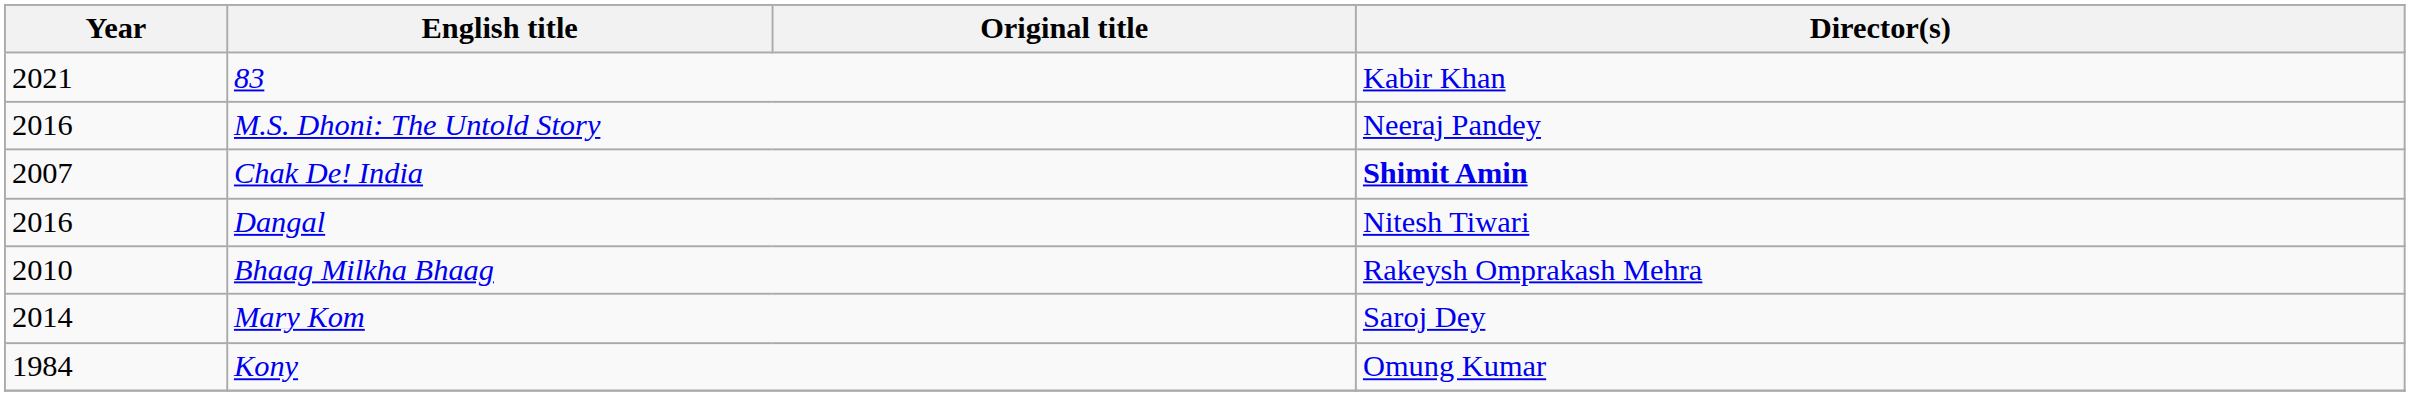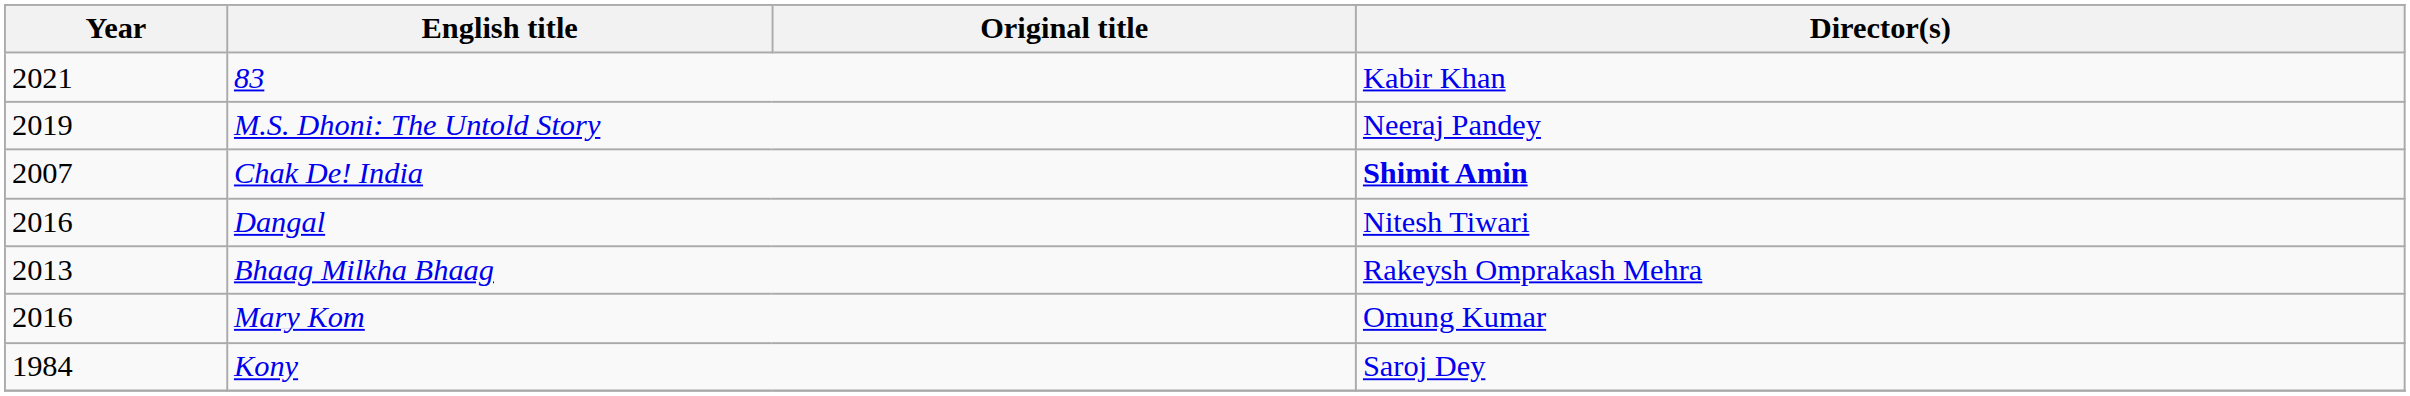(42, 125) 2016 -> (42, 125) 2019
(42, 269) 2010 -> (42, 269) 2013
(42, 317) 2014 -> (42, 317) 2016
(1424, 317) Saroj Dey -> (1455, 317) Omung Kumar
(1455, 366) Omung Kumar -> (1424, 366) Saroj Dey
